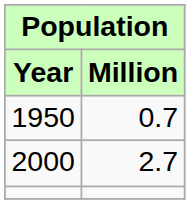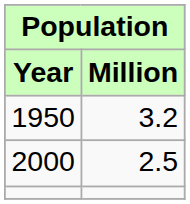(158, 117) 0.7 -> (158, 117) 3.2
(158, 162) 2.7 -> (158, 162) 2.5
